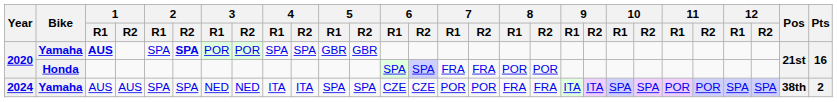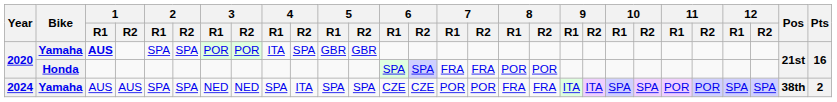(187, 51) bold -> (187, 51) normal
(277, 51) SPA -> (276, 51) ITA
(277, 88) ITA -> (276, 88) SPA
